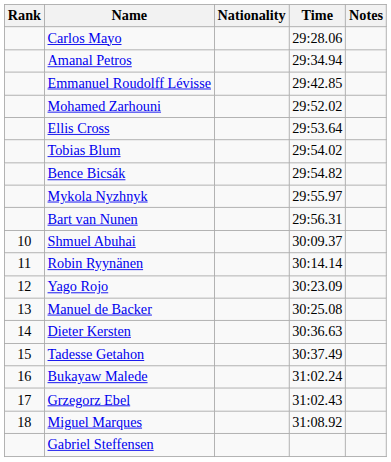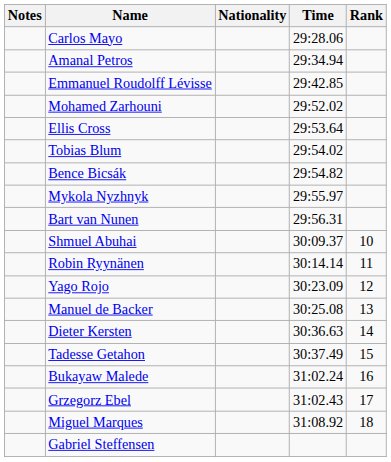columns swapped: (24, 15) <-> (366, 15)
